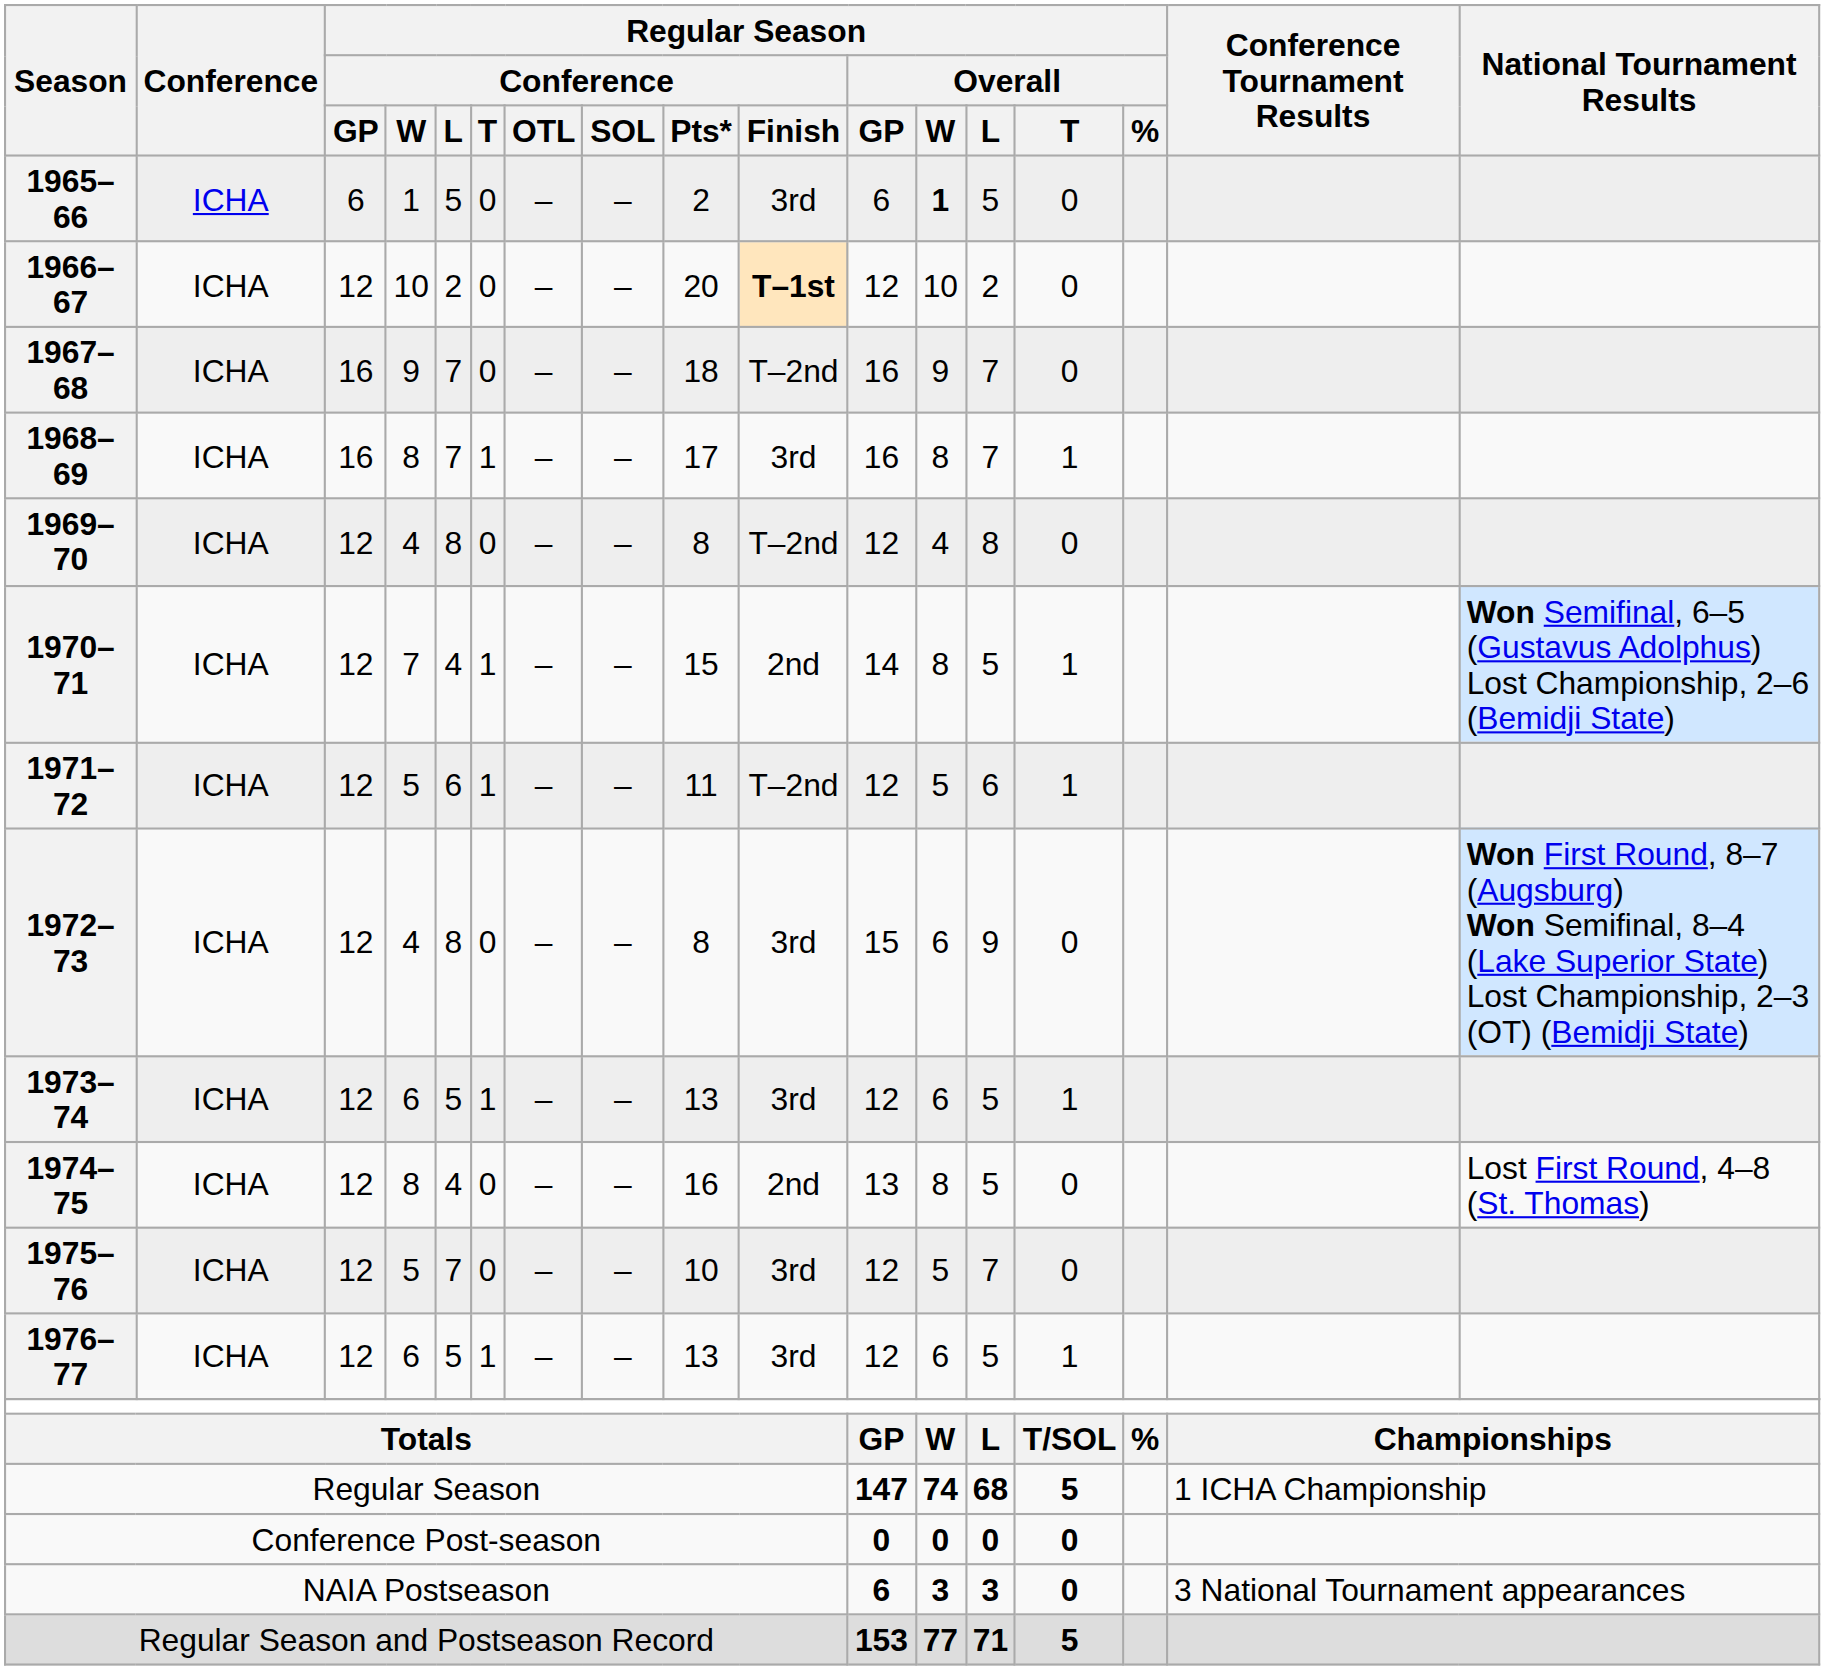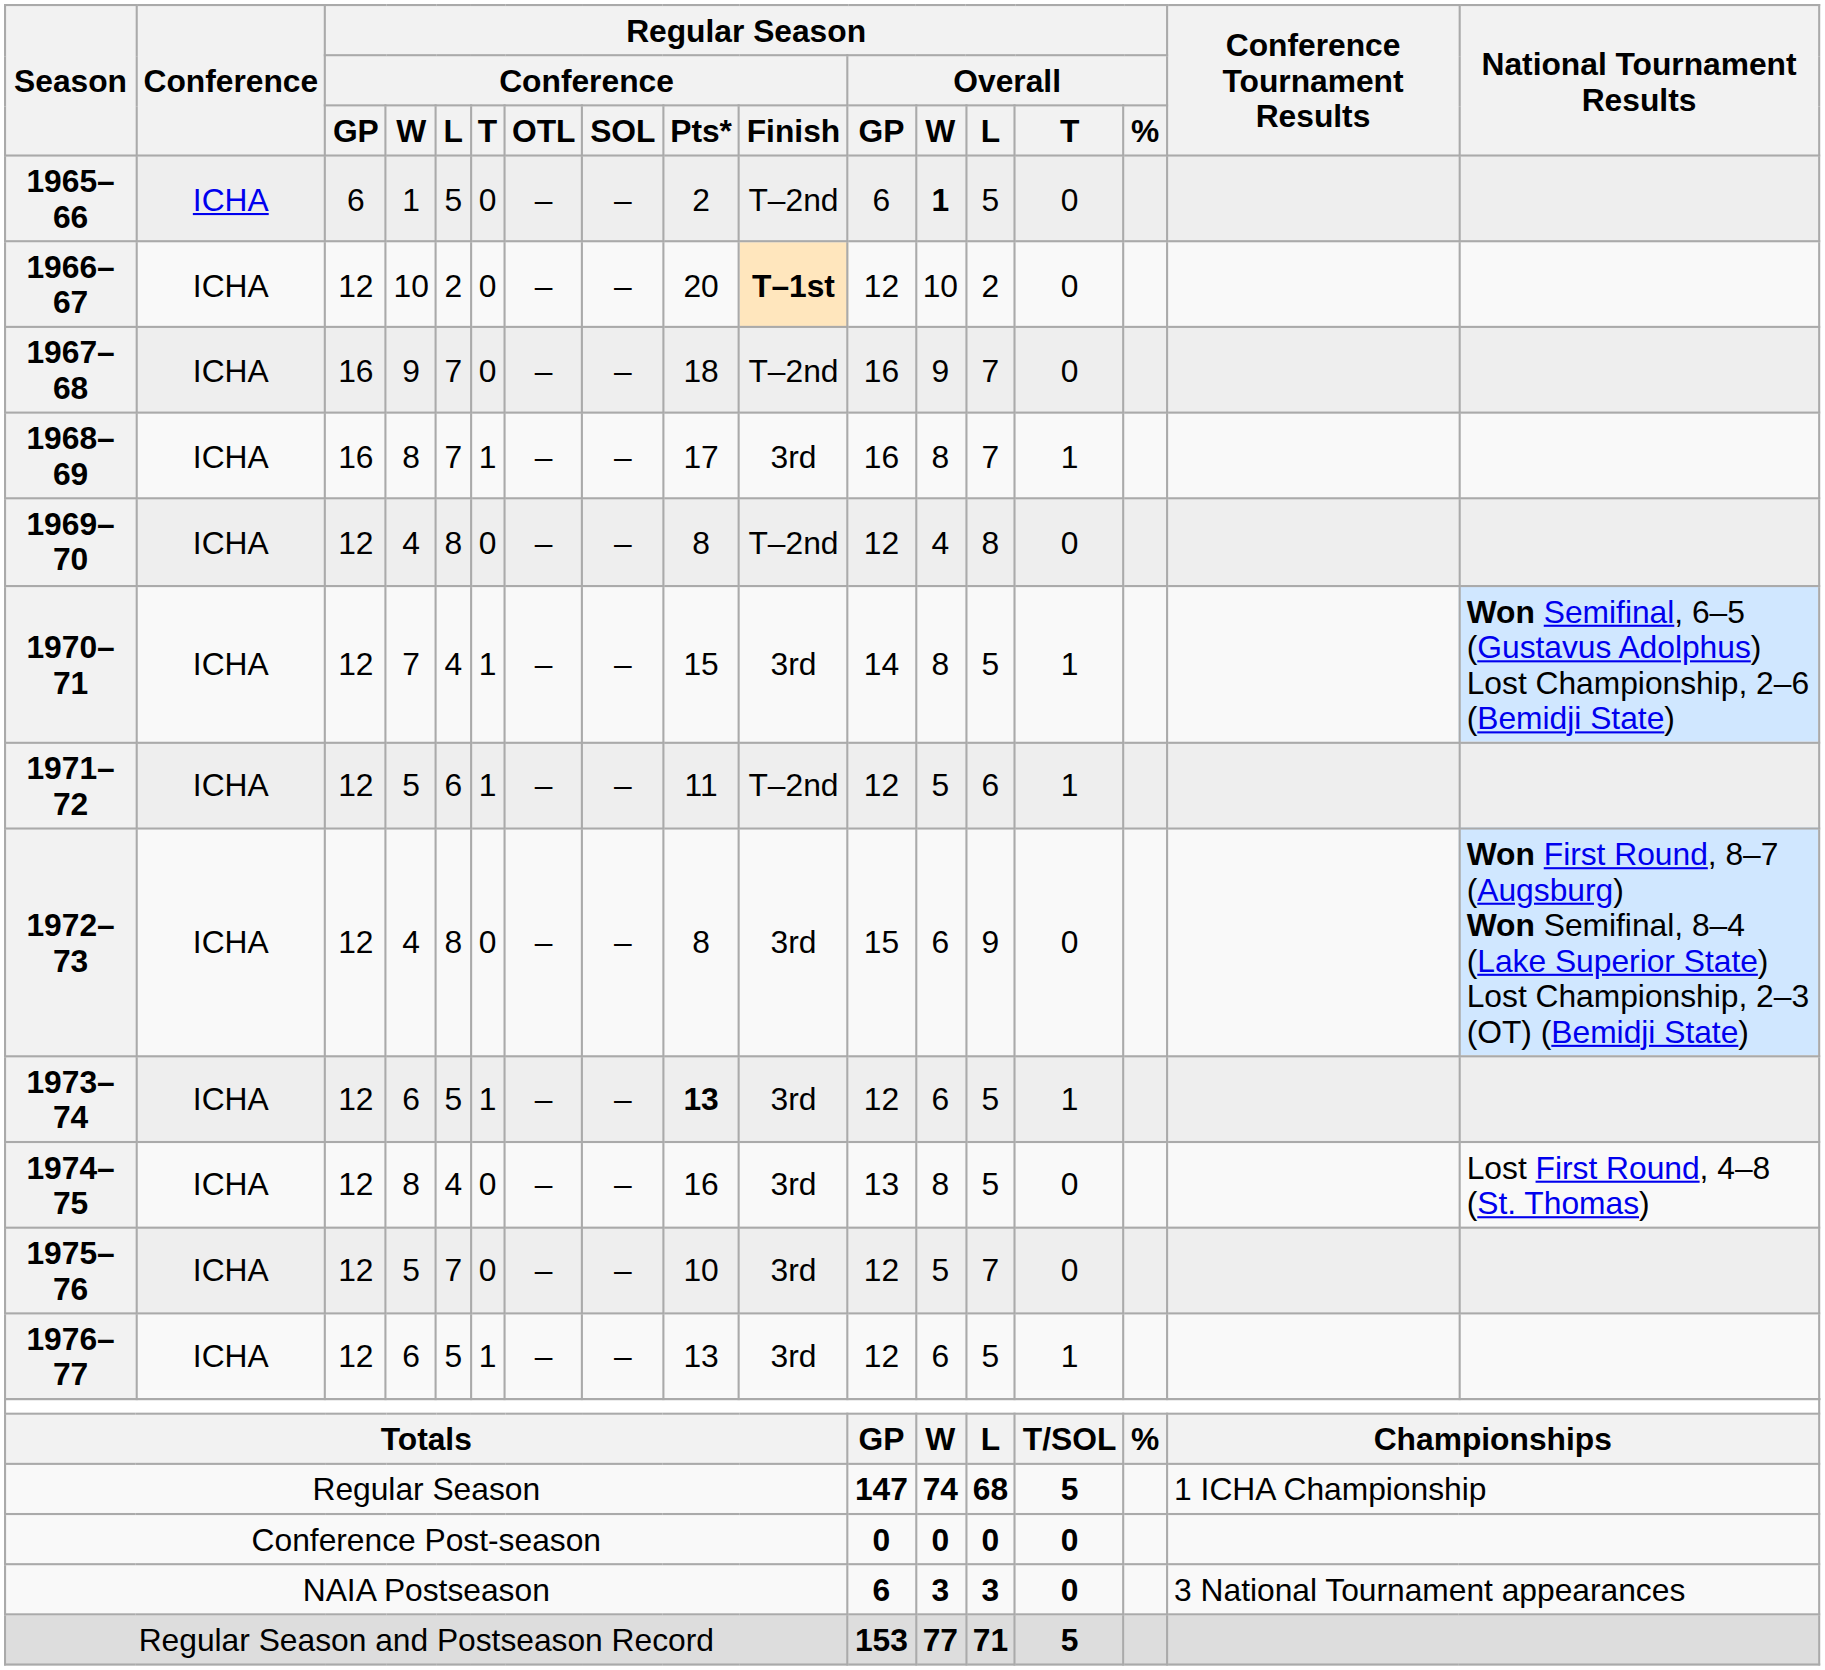(793, 199) 3rd -> (793, 199) T–2nd
(793, 664) 2nd -> (793, 664) 3rd
(701, 1099) normal -> (701, 1099) bold
(793, 1185) 2nd -> (793, 1185) 3rd
